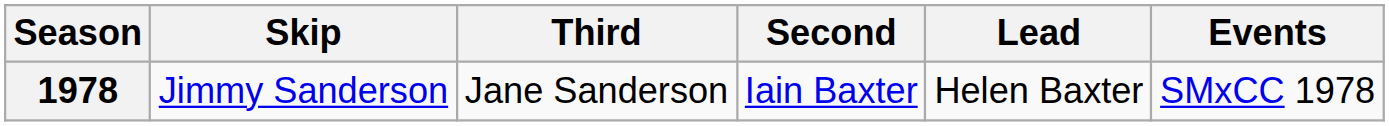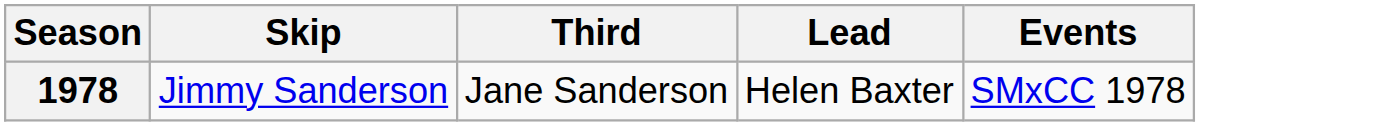- column: (831, 33)
